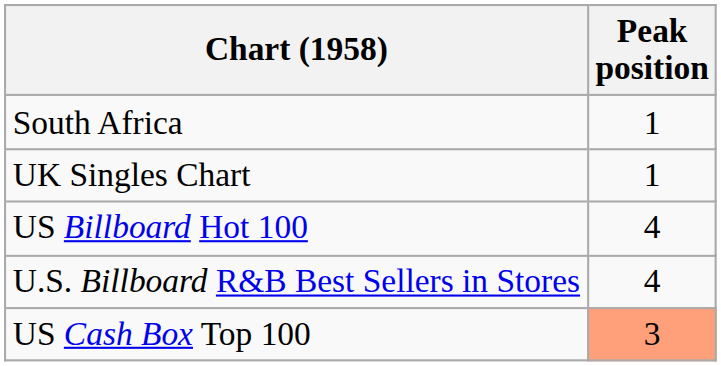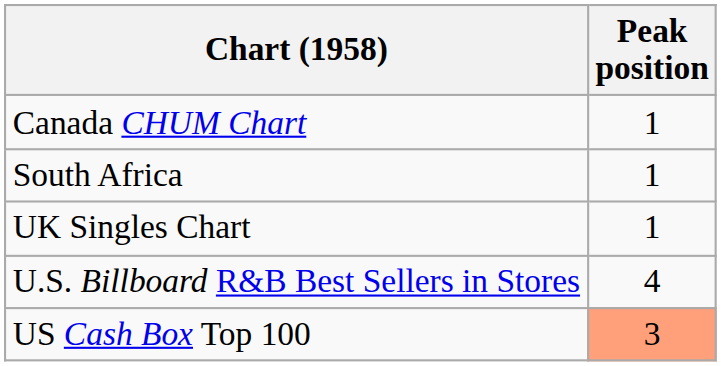+ row: (160, 121)
- row: (160, 227)
